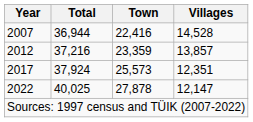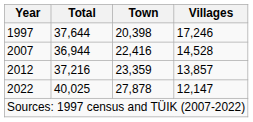+ row: (20, 32)
- row: (20, 70)
